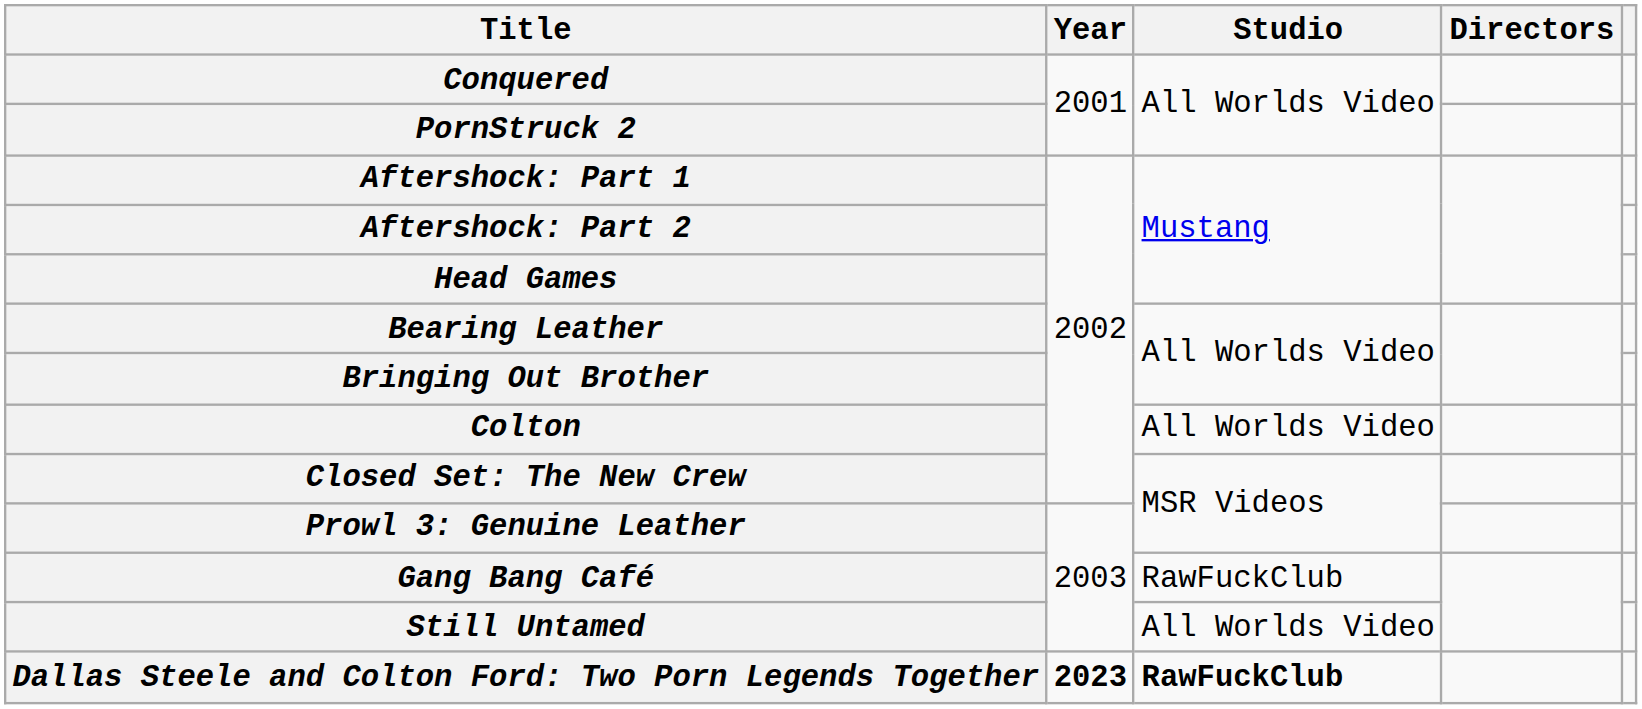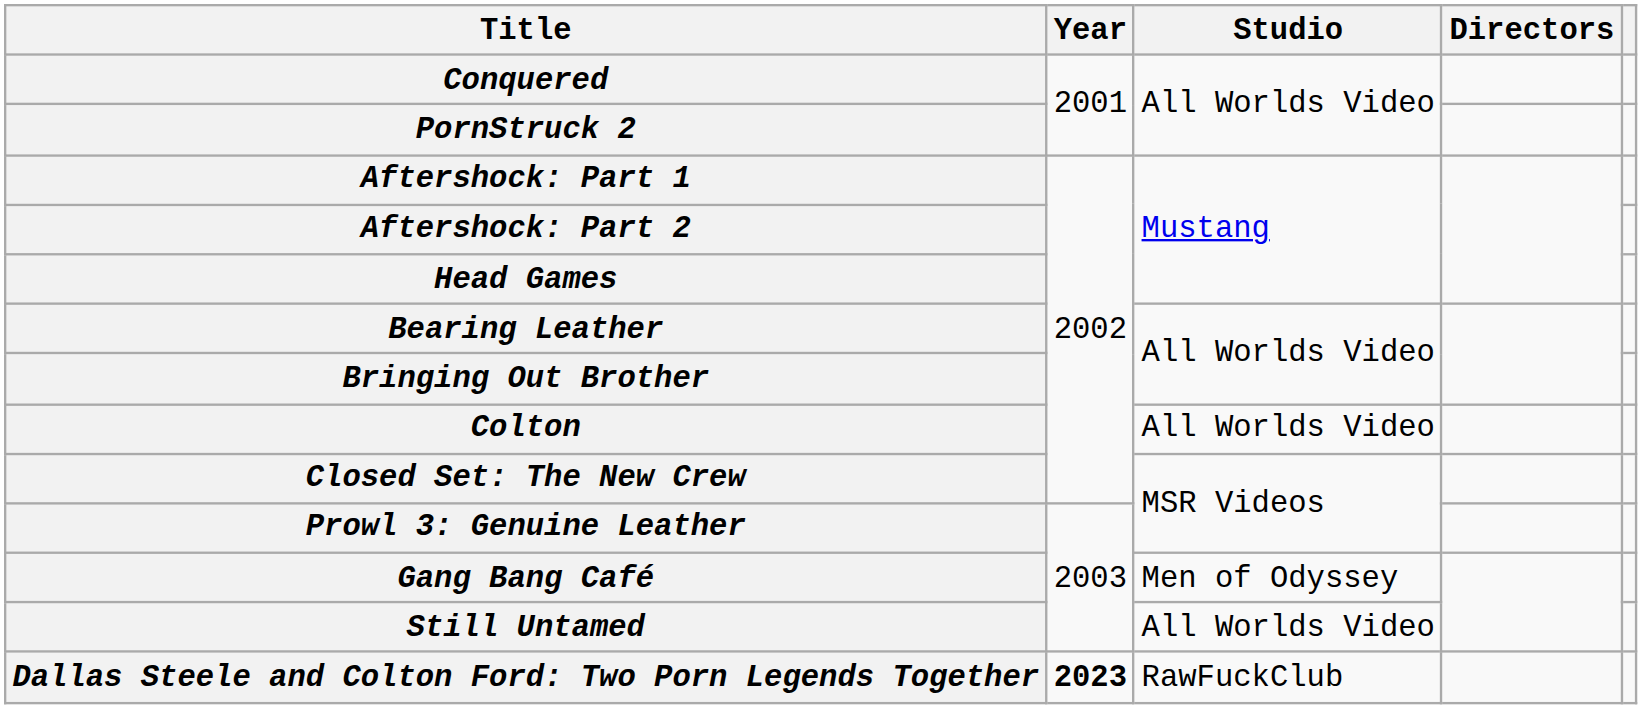(1242, 578) RawFuckClub -> (1270, 578) Men of Odyssey
(1242, 677) bold -> (1242, 677) normal
